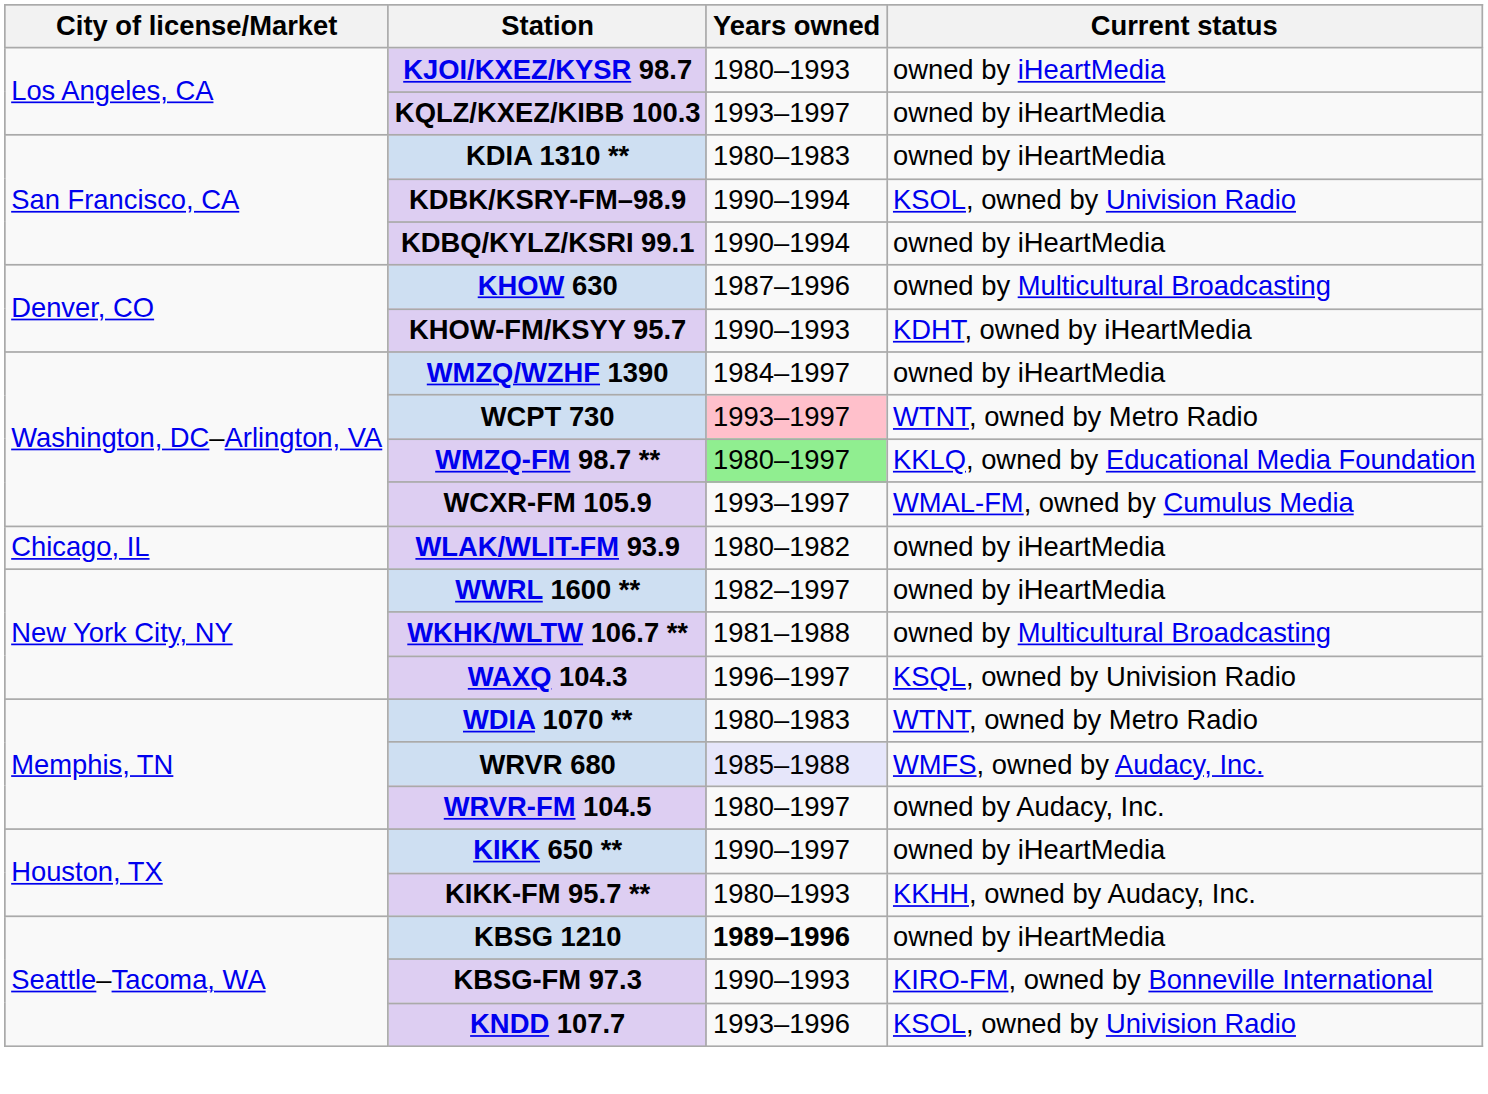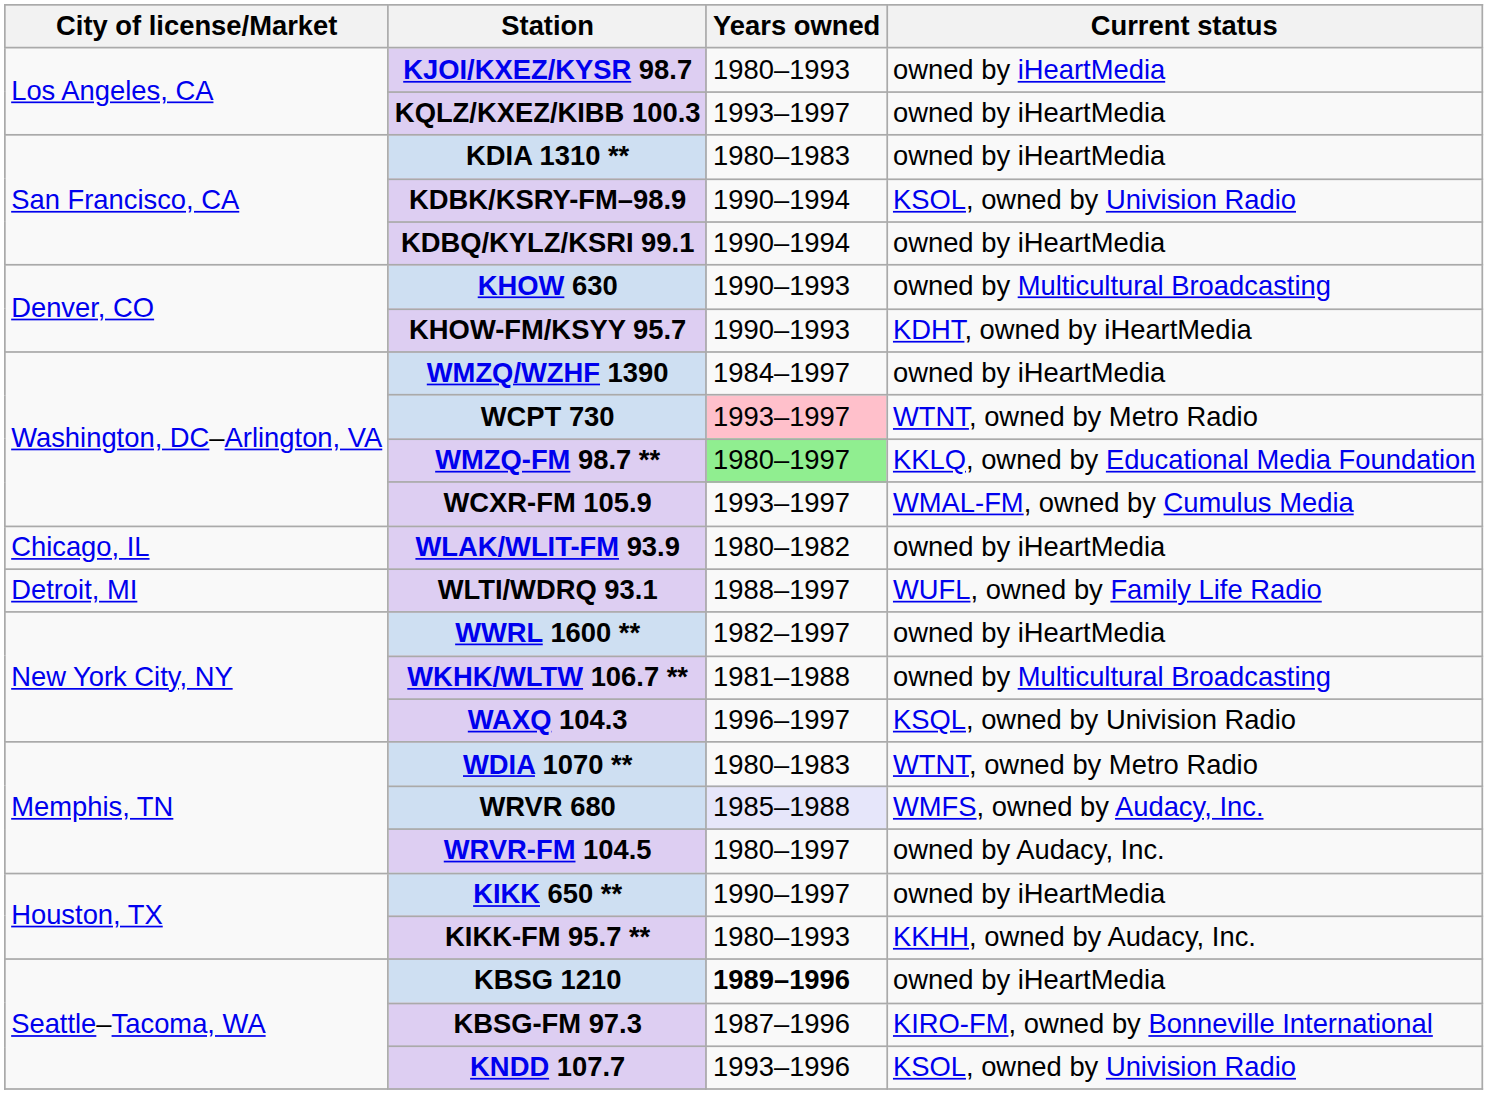(782, 286) 1987–1996 -> (782, 286) 1990–1993
+ row: (548, 590)
(782, 980) 1990–1993 -> (782, 1024) 1987–1996
